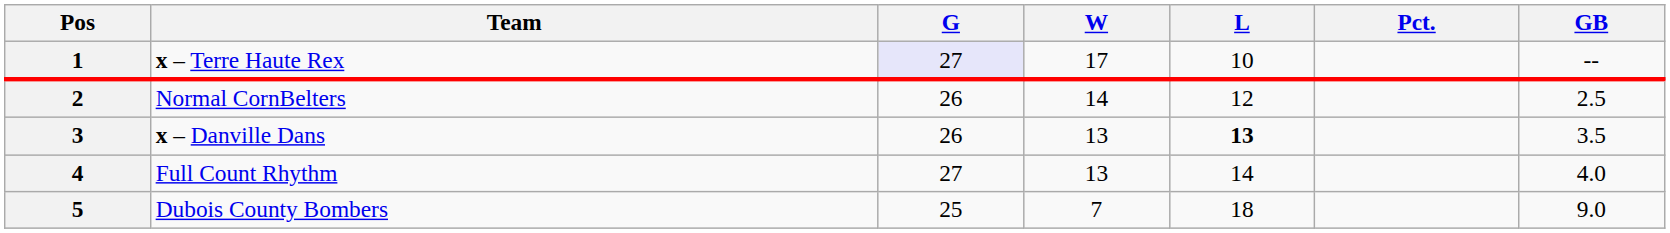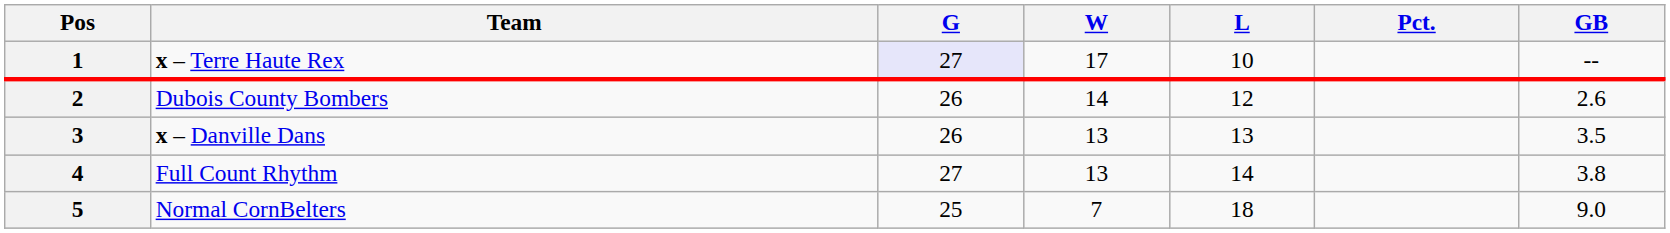(251, 98) Normal CornBelters -> (272, 98) Dubois County Bombers
(1591, 98) 2.5 -> (1591, 98) 2.6
(1242, 135) bold -> (1242, 135) normal
(1591, 172) 4.0 -> (1591, 172) 3.8
(272, 209) Dubois County Bombers -> (251, 209) Normal CornBelters
